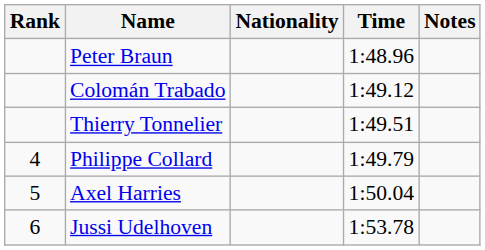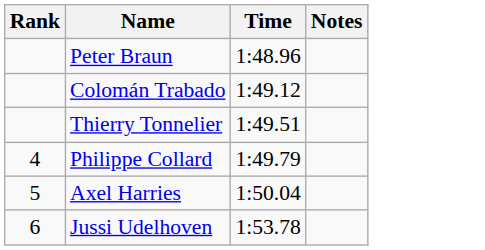- column: (287, 21)
